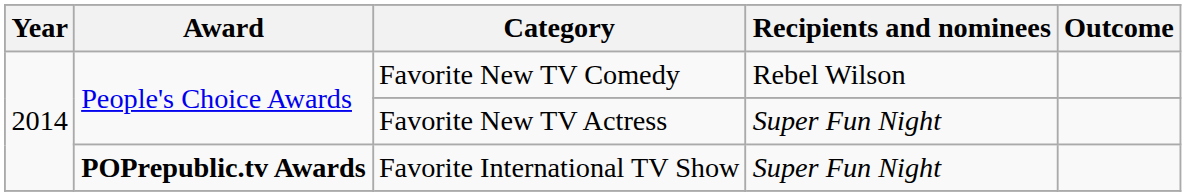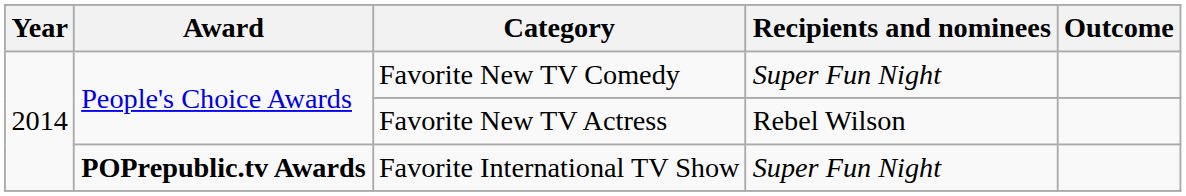(829, 74) Rebel Wilson -> (847, 74) Super Fun Night
(847, 121) Super Fun Night -> (829, 121) Rebel Wilson
